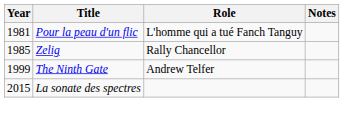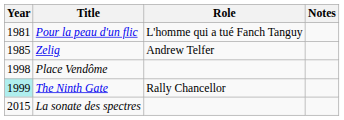(186, 50) Rally Chancellor -> (180, 50) Andrew Telfer
+ row: (72, 69)
(19, 69) no background -> (19, 87) paleturquoise background
(180, 69) Andrew Telfer -> (186, 87) Rally Chancellor
